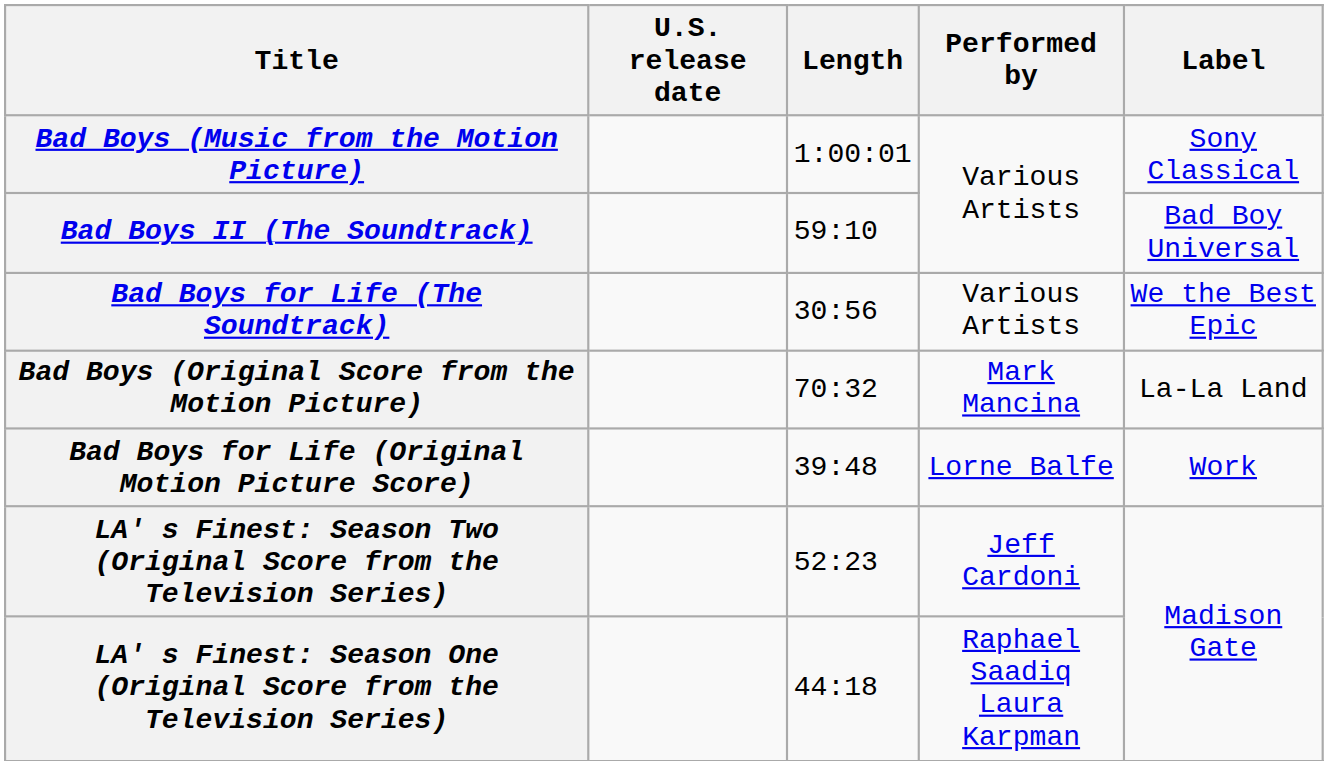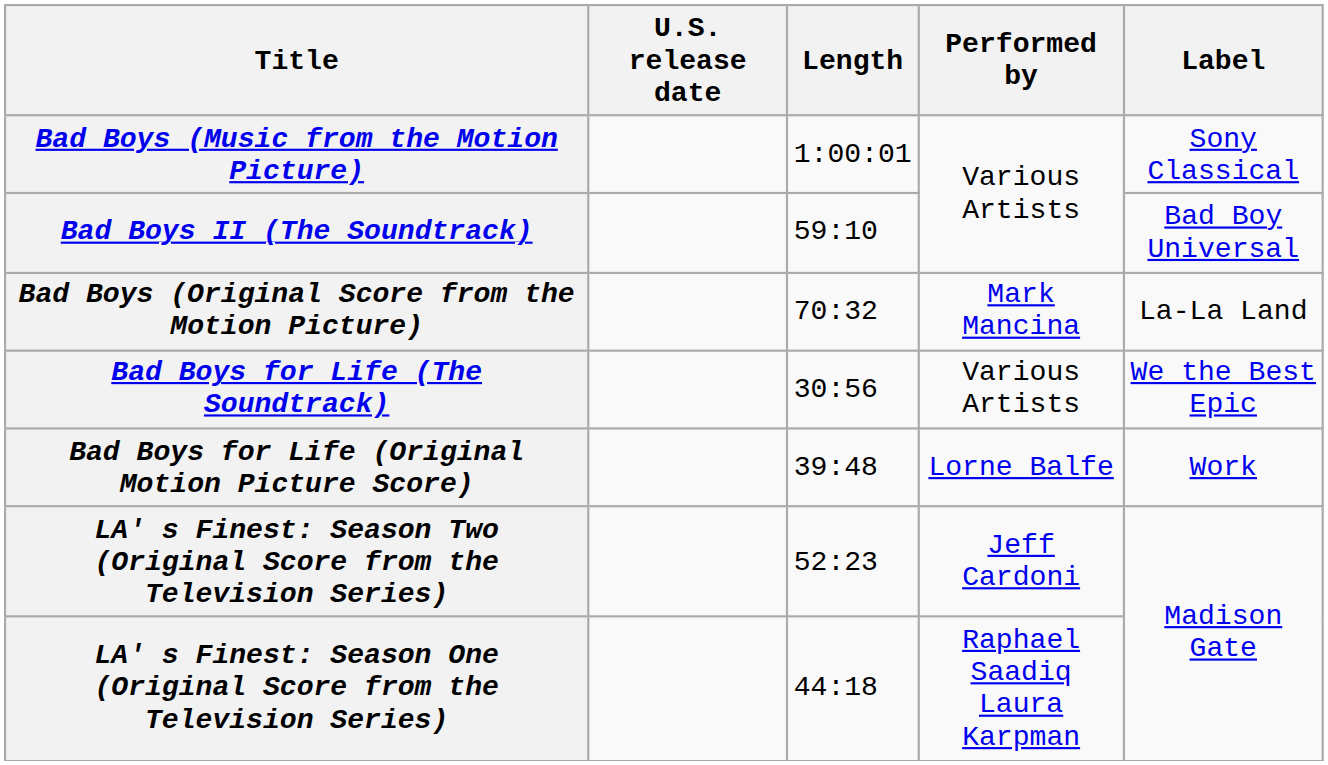rows swapped: (297, 389) <-> (297, 311)
